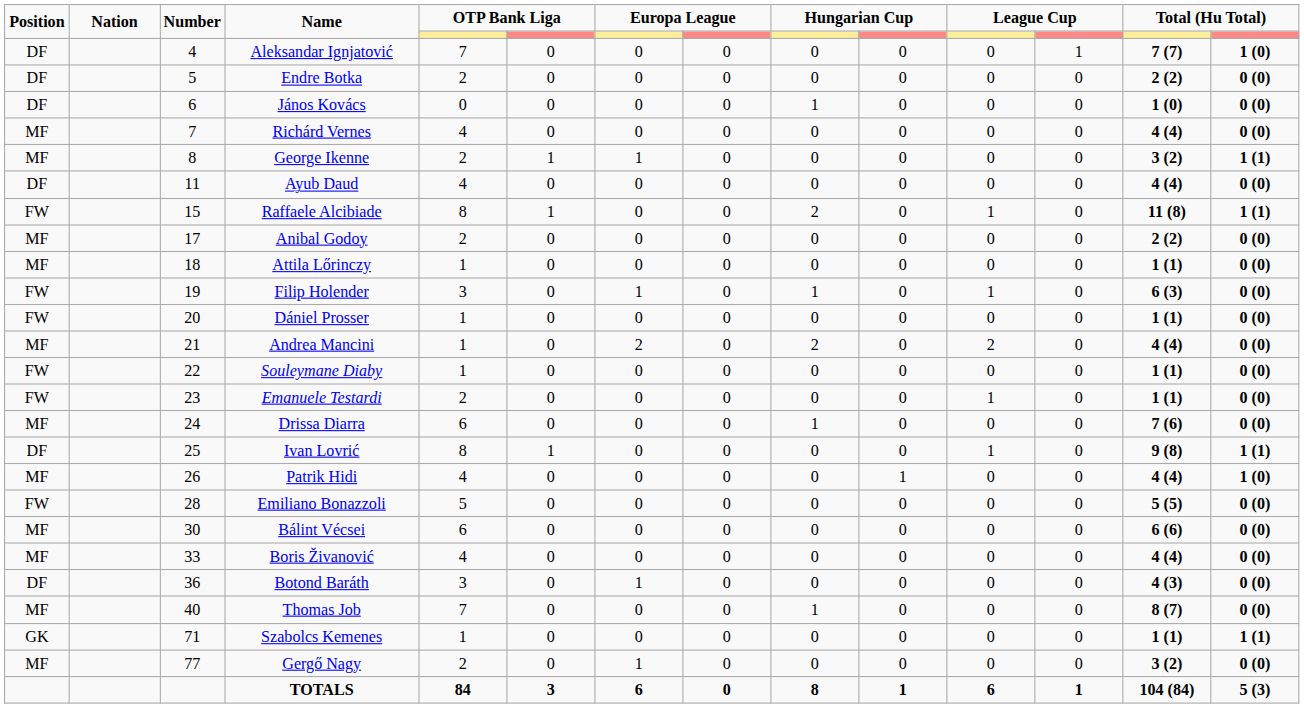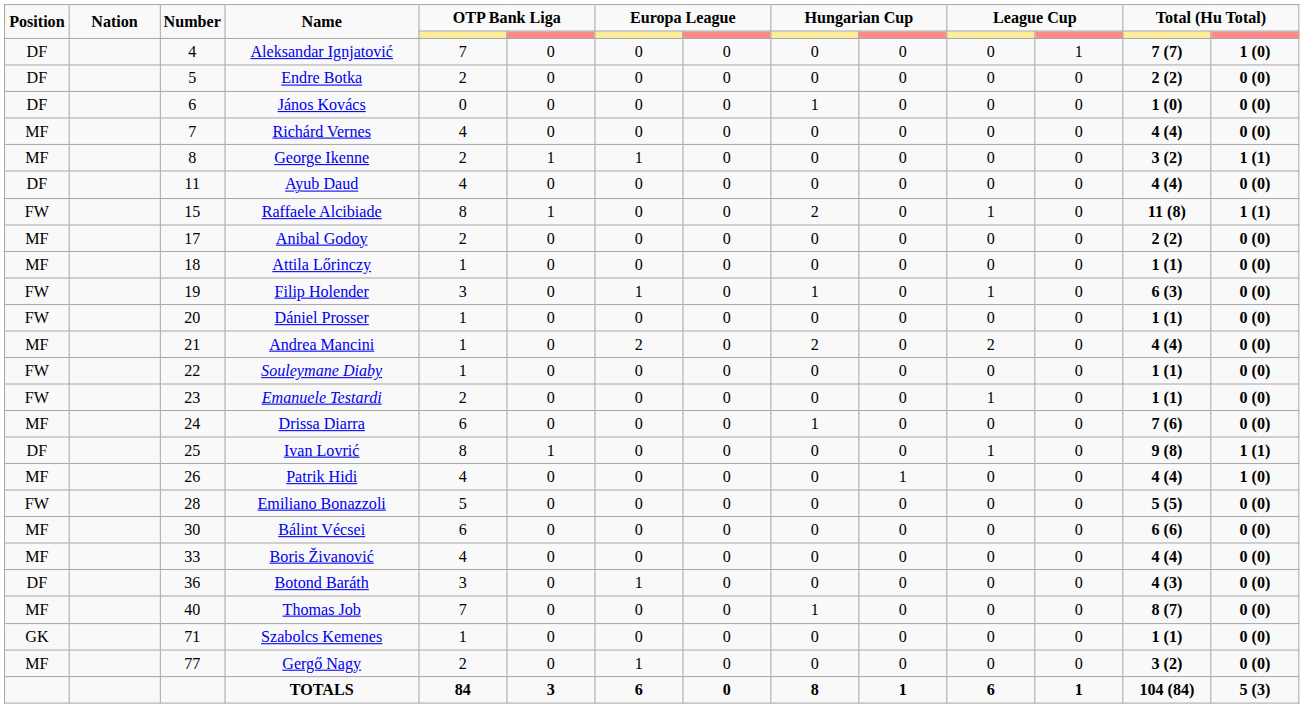(1255, 636) 1 (1) -> (1255, 636) 0 (0)
